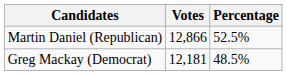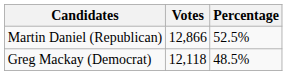(188, 59) 12,181 -> (188, 59) 12,118
